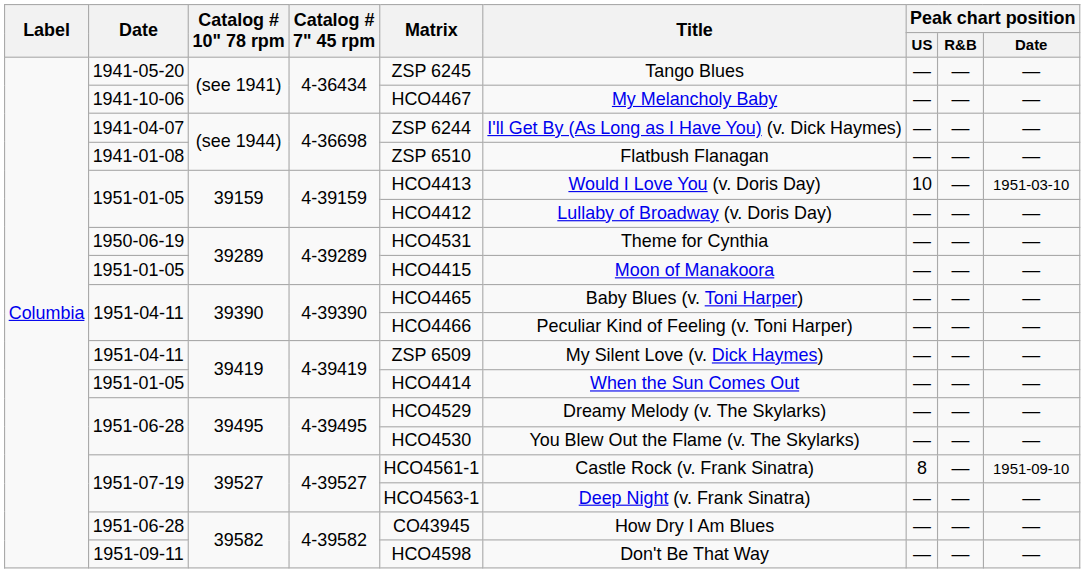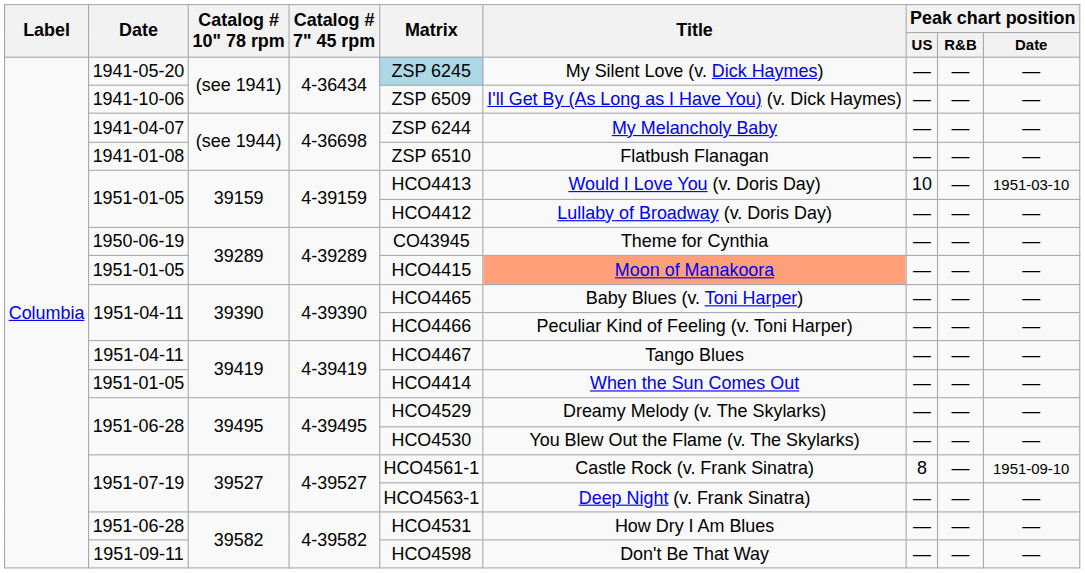(431, 70) no background -> (431, 70) lightblue background
(695, 70) Tango Blues -> (695, 70) My Silent Love (v. Dick Haymes)
(431, 99) HCO4467 -> (431, 99) ZSP 6509
(695, 99) My Melancholy Baby -> (695, 99) I'll Get By (As Long as I Have You) (v. Dick Haymes)
(695, 127) I'll Get By (As Long as I Have You) (v. Dick Haymes) -> (695, 127) My Melancholy Baby
(431, 241) HCO4531 -> (431, 241) CO43945
(695, 269) no background -> (695, 269) lightsalmon background
(431, 355) ZSP 6509 -> (431, 355) HCO4467
(695, 355) My Silent Love (v. Dick Haymes) -> (695, 355) Tango Blues
(431, 525) CO43945 -> (431, 525) HCO4531
